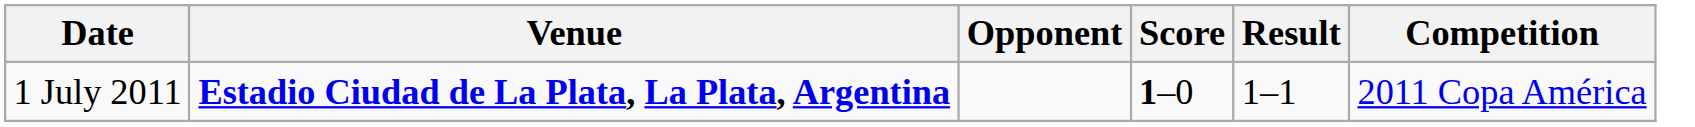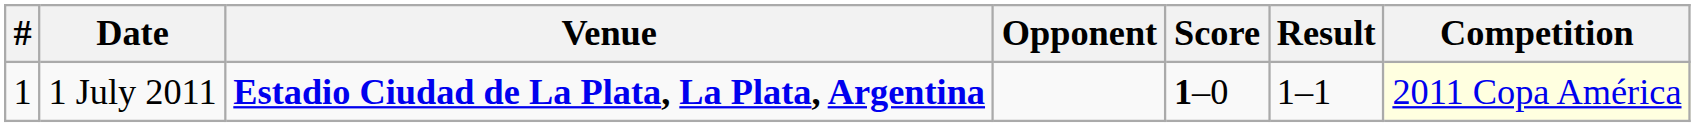+ column: (23, 33)
(1502, 90) no background -> (1537, 90) lightyellow background
